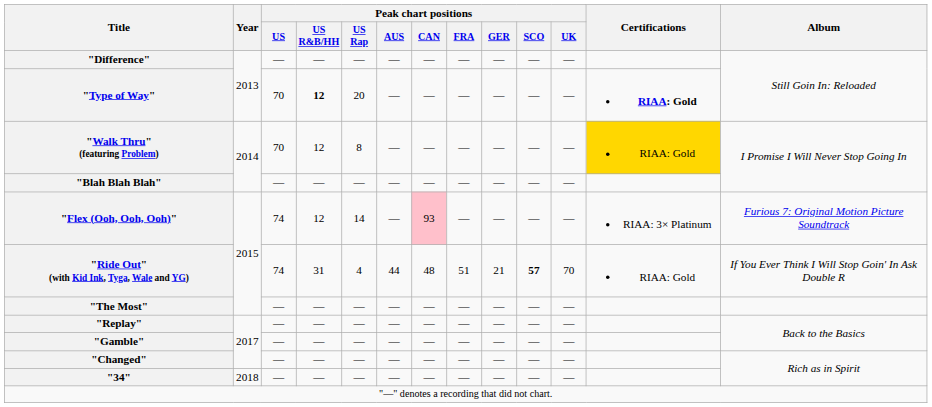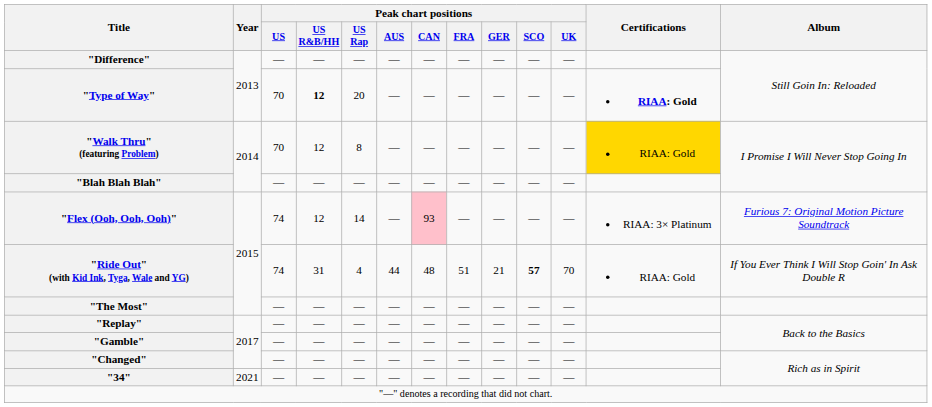(247, 377) 2018 -> (247, 377) 2021
